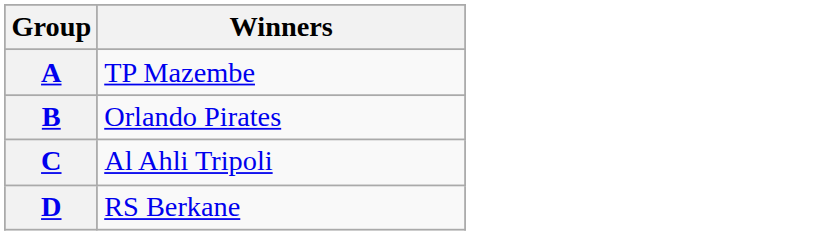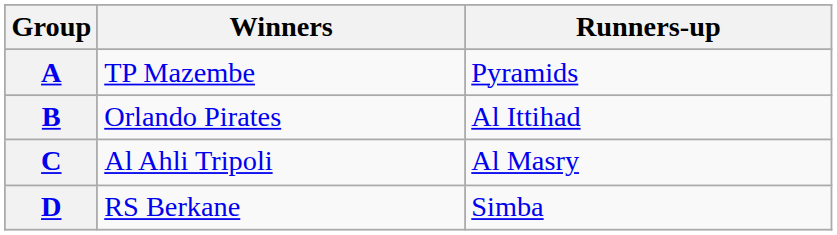+ column: (648, 26)
